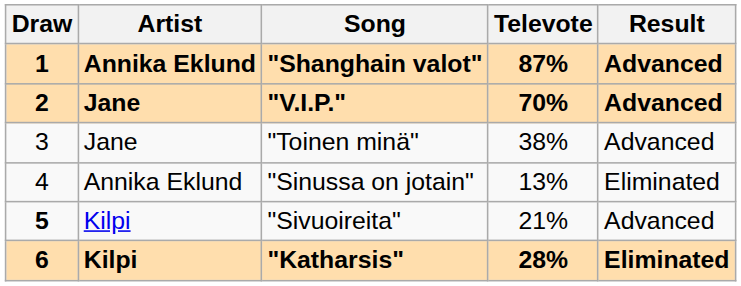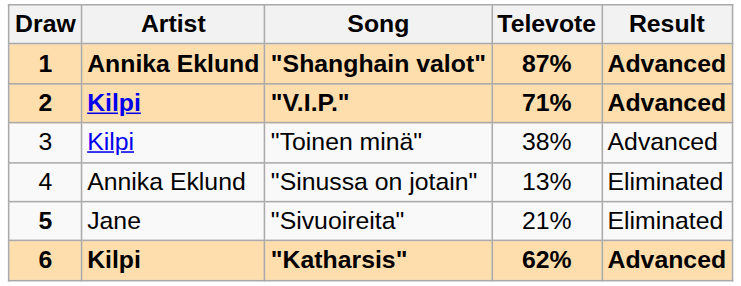(112, 102) Jane -> (114, 102) Kilpi
(543, 102) 70% -> (547, 102) 71%
(111, 142) Jane -> (111, 142) Kilpi
(107, 220) Kilpi -> (114, 220) Jane
(659, 220) Advanced -> (665, 220) Eliminated
(543, 260) 28% -> (547, 260) 62%
(667, 260) Eliminated -> (667, 260) Advanced
